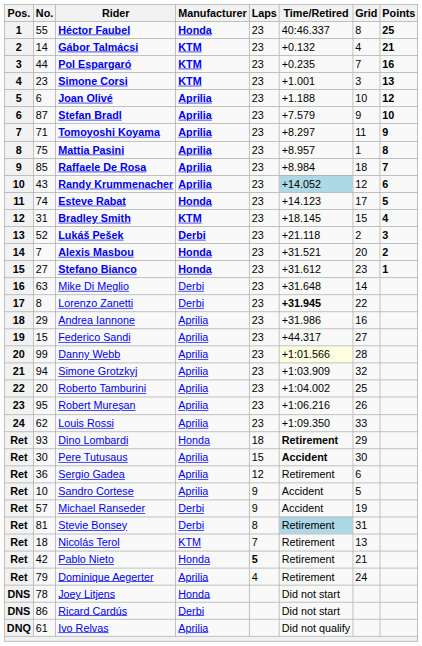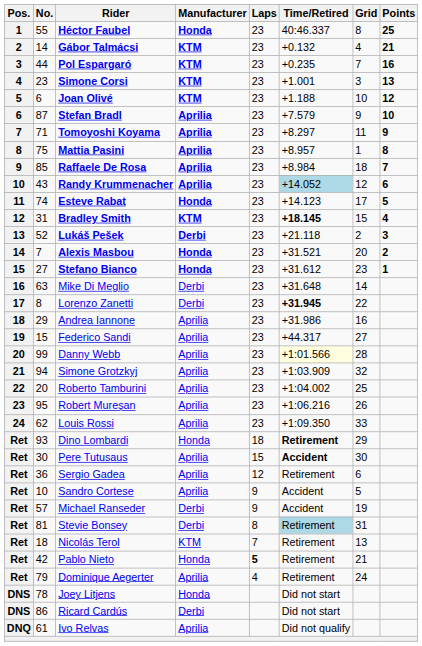(195, 99) Aprilia -> (190, 99) KTM
(301, 218) normal -> (301, 218) bold
